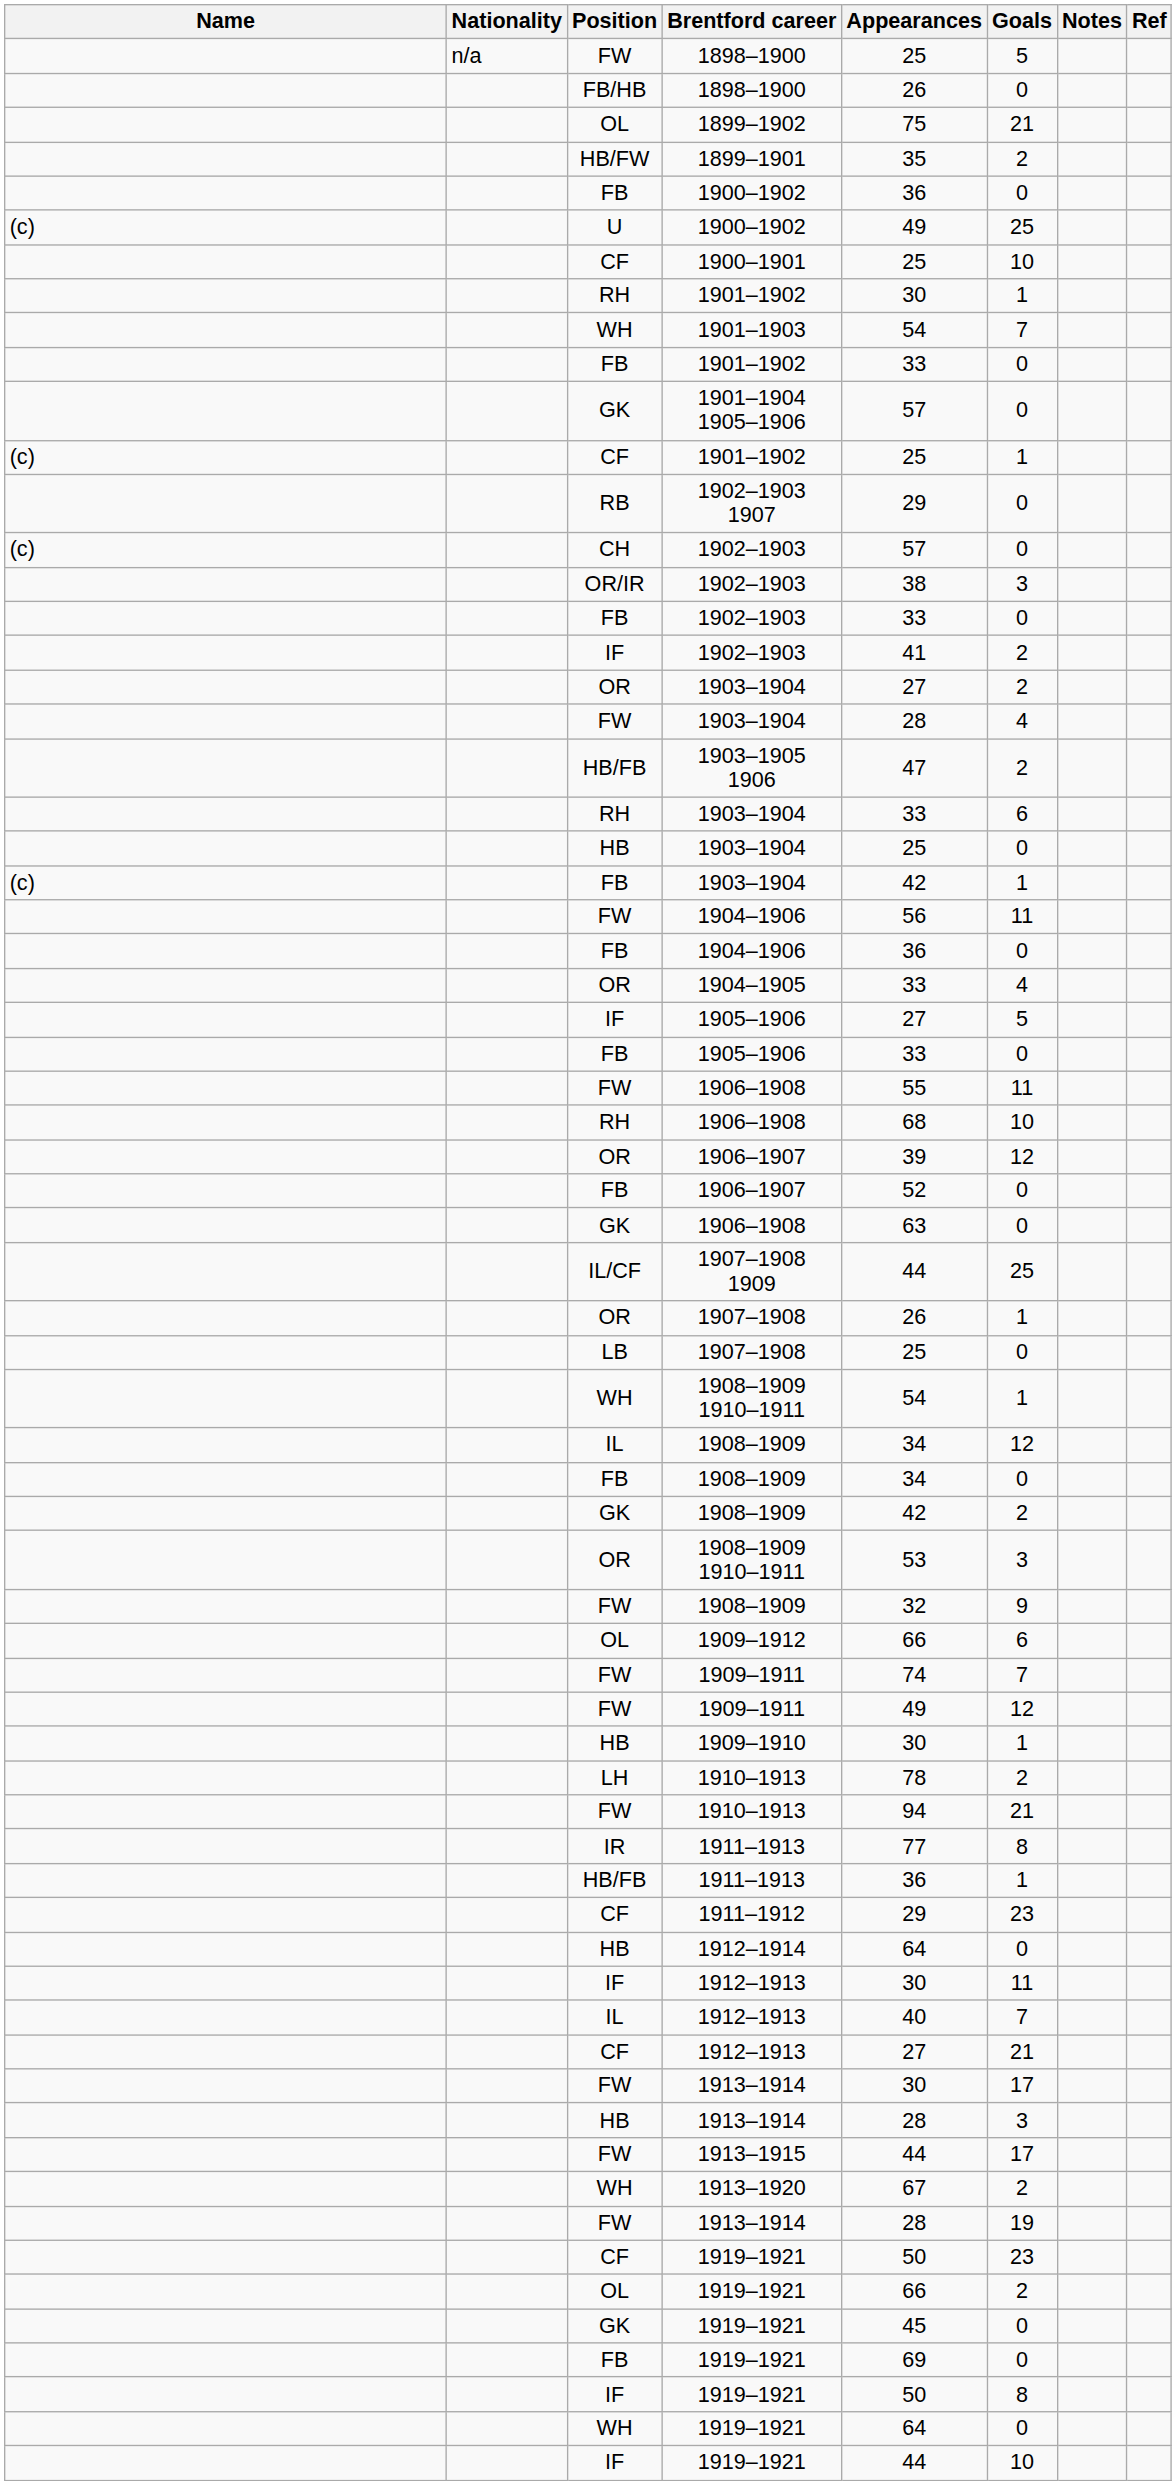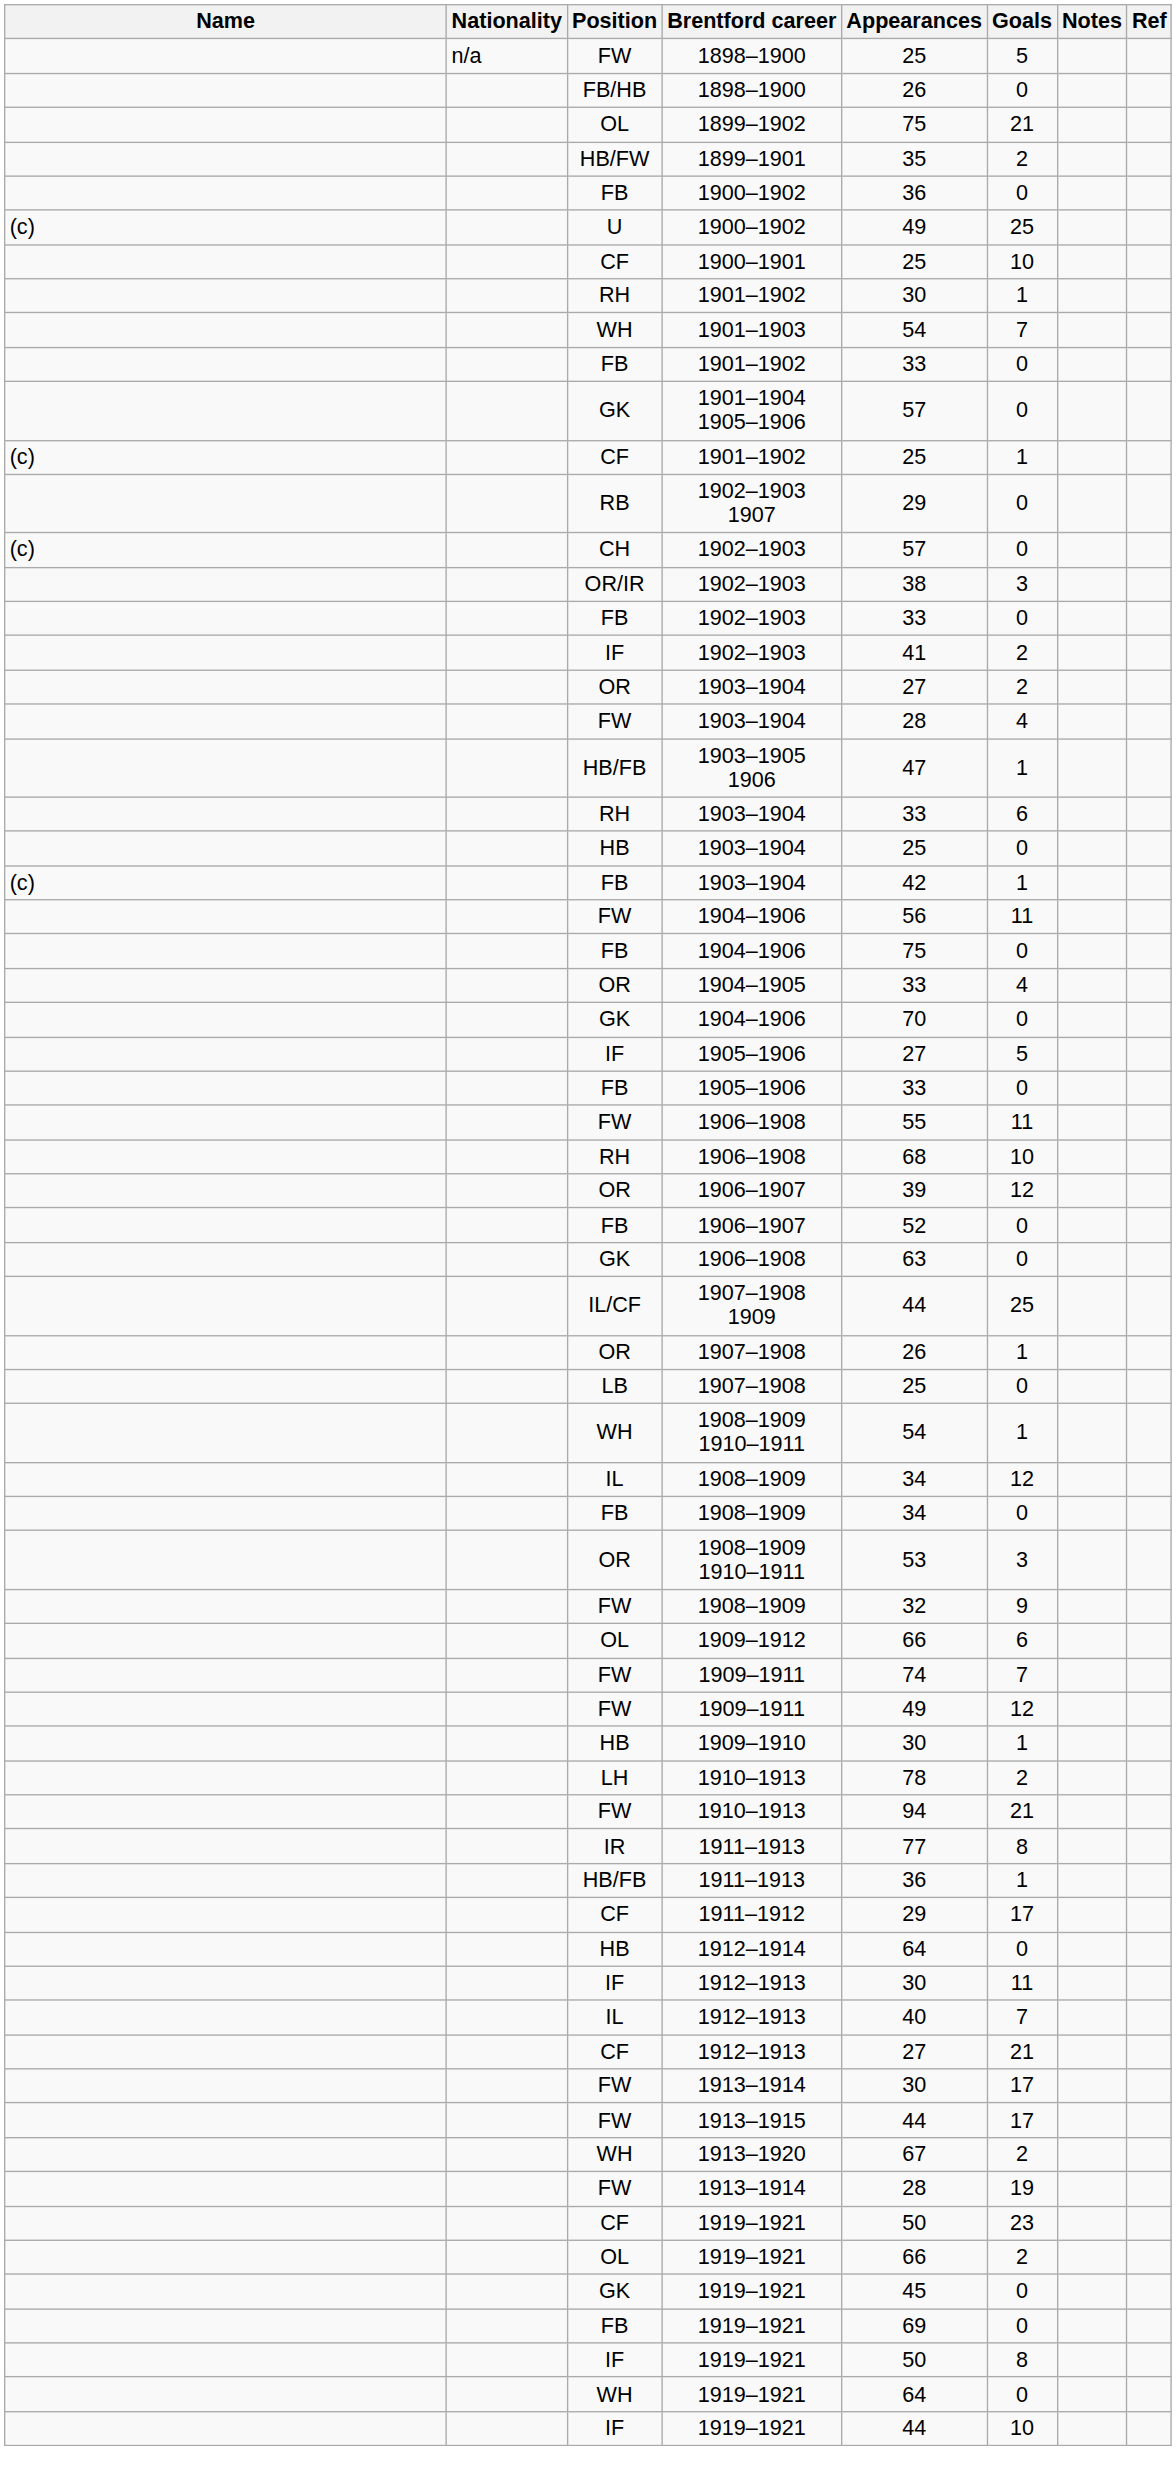(1022, 767) 2 -> (1022, 767) 1
(914, 950) 36 -> (914, 950) 75
+ row: (615, 1019)
- row: (615, 1513)
(1022, 1914) 23 -> (1022, 1914) 17
- row: (615, 2120)
